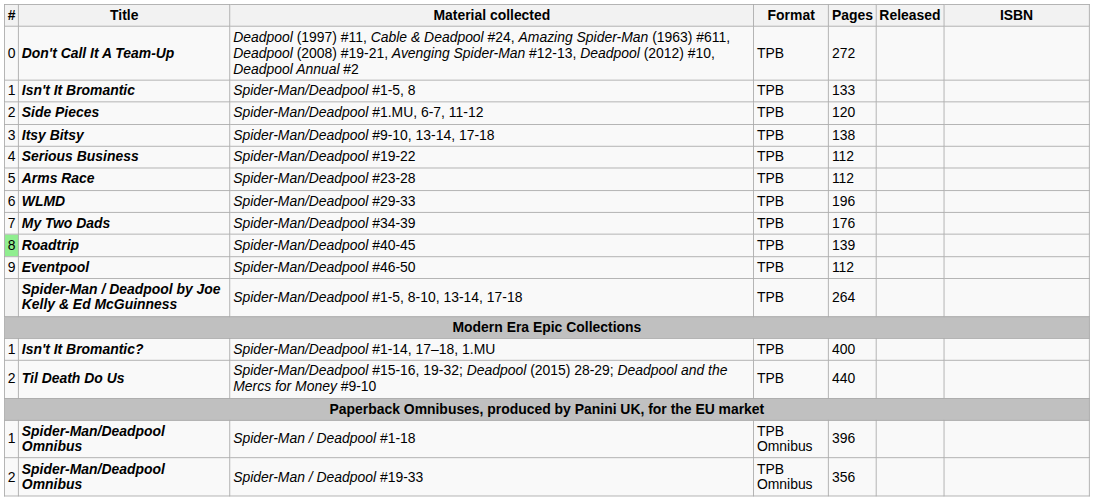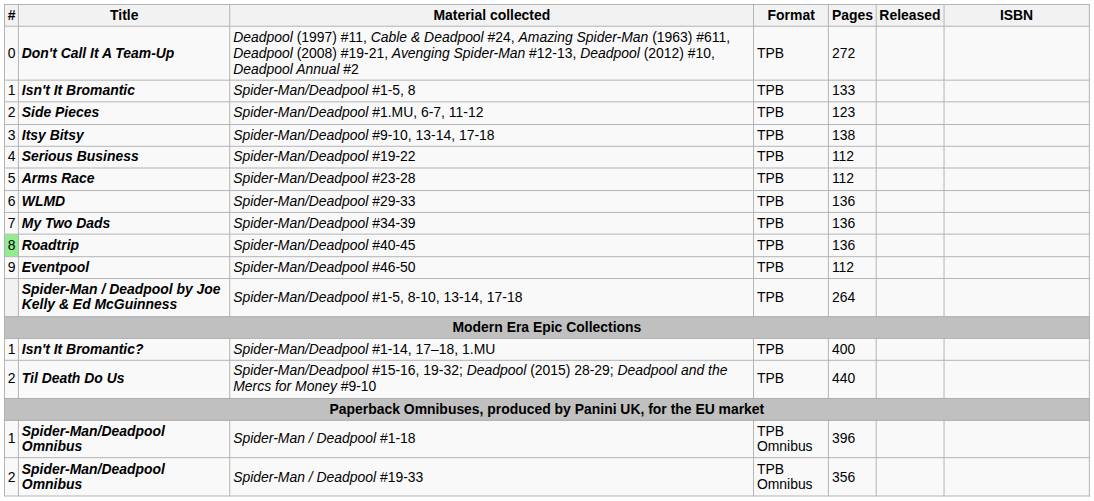(844, 113) 120 -> (844, 113) 123
(844, 201) 196 -> (844, 201) 136
(844, 223) 176 -> (844, 223) 136
(844, 245) 139 -> (844, 245) 136
